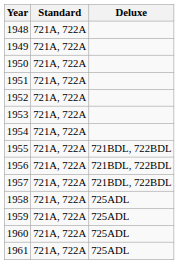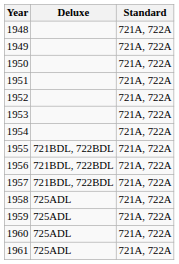columns swapped: (60, 13) <-> (131, 13)
